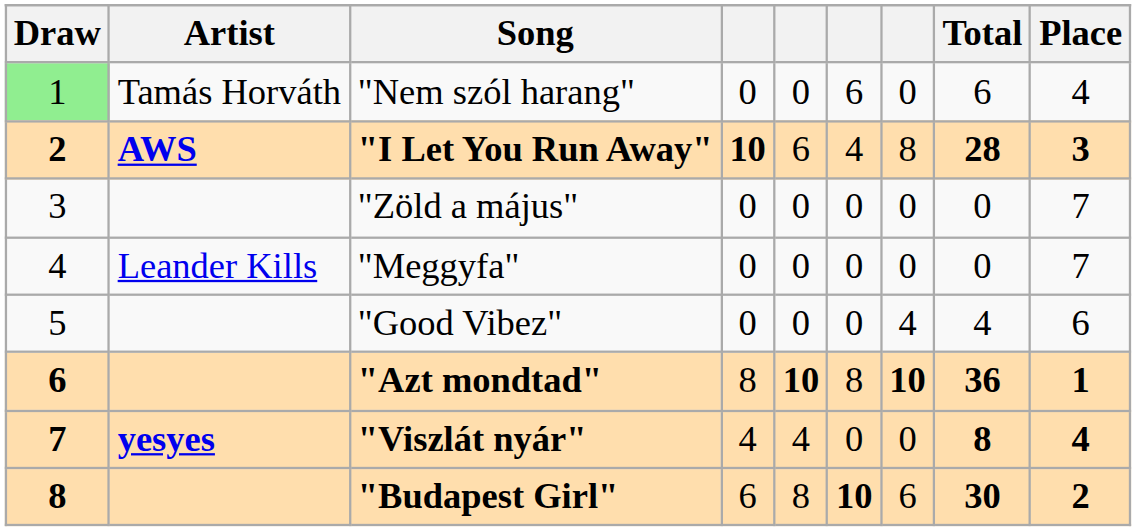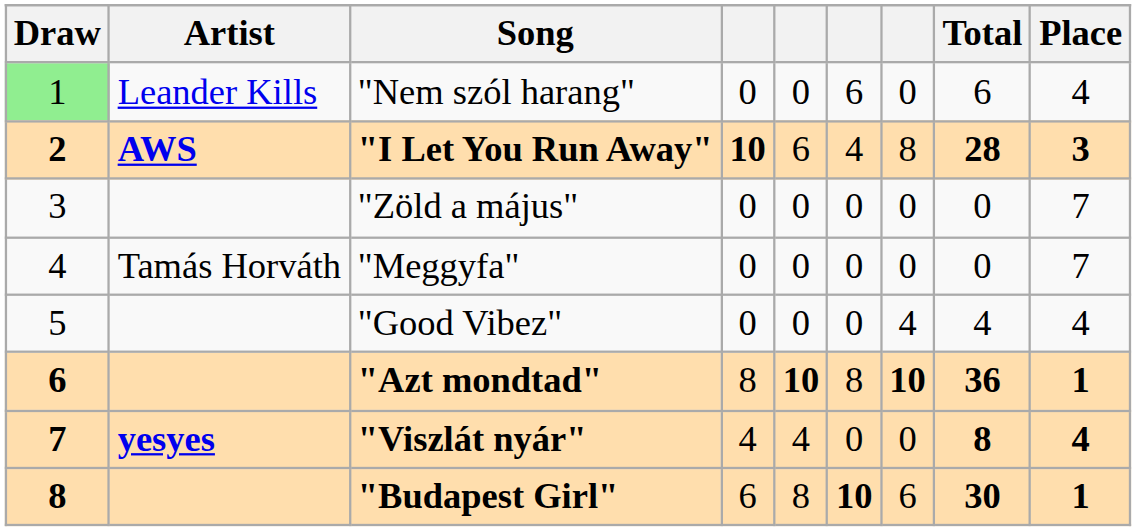(229, 91) Tamás Horváth -> (217, 91) Leander Kills
(217, 264) Leander Kills -> (229, 264) Tamás Horváth
(1081, 322) 6 -> (1081, 322) 4
(1081, 496) 2 -> (1081, 496) 1
